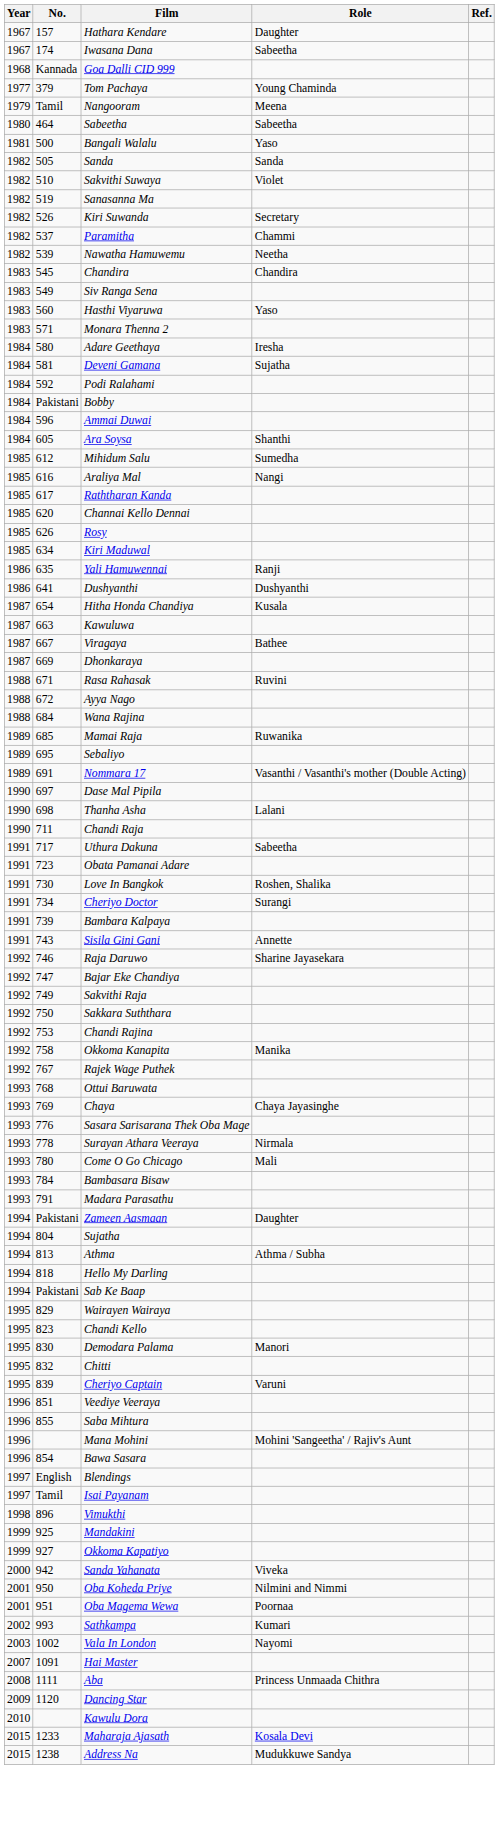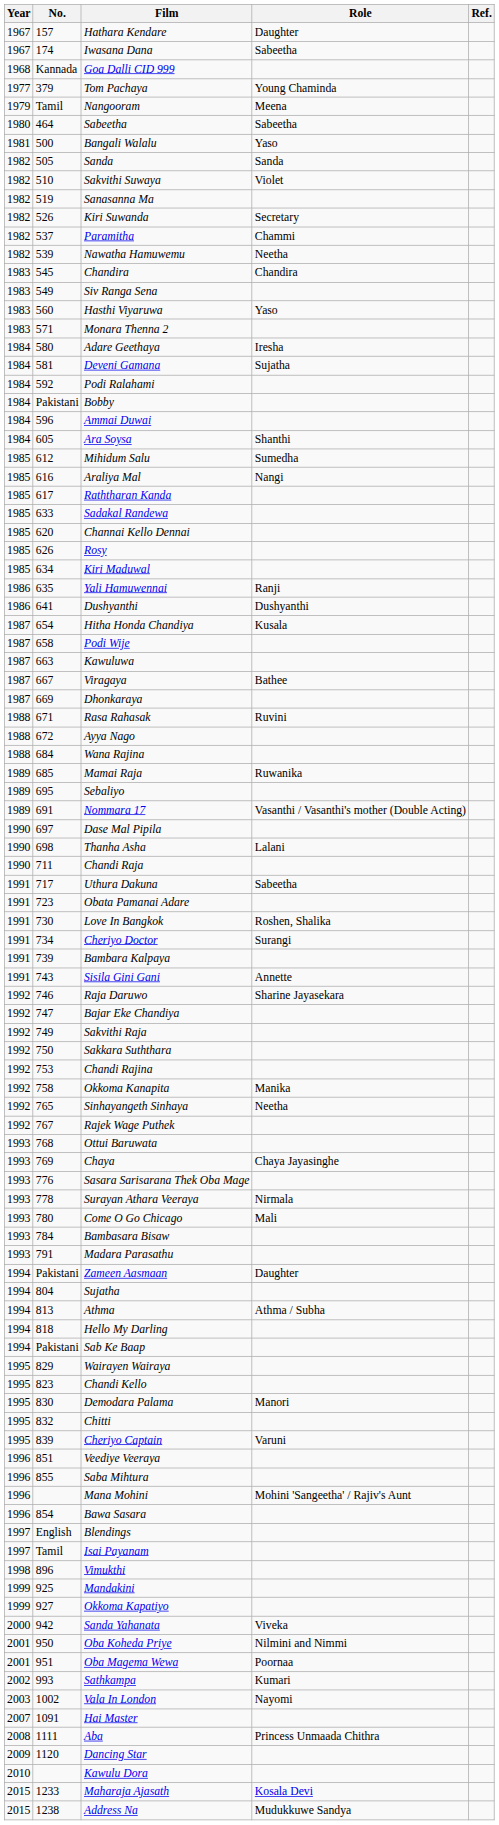+ row: (126, 513)
+ row: (107, 643)
+ row: (136, 1106)
